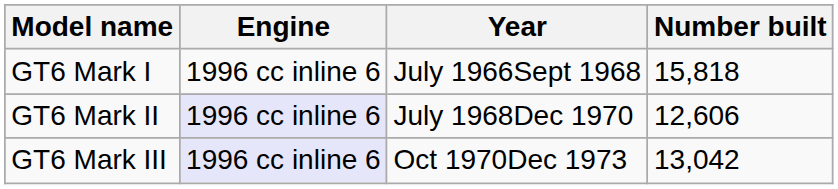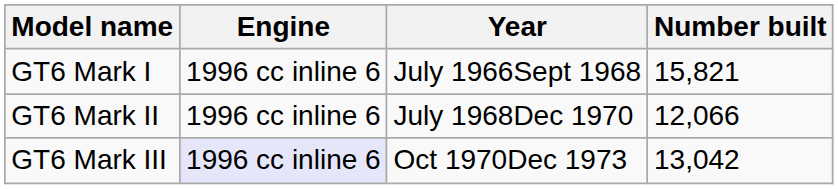(697, 71) 15,818 -> (697, 71) 15,821
(283, 115) lavender background -> (283, 115) no background
(697, 115) 12,606 -> (697, 115) 12,066
